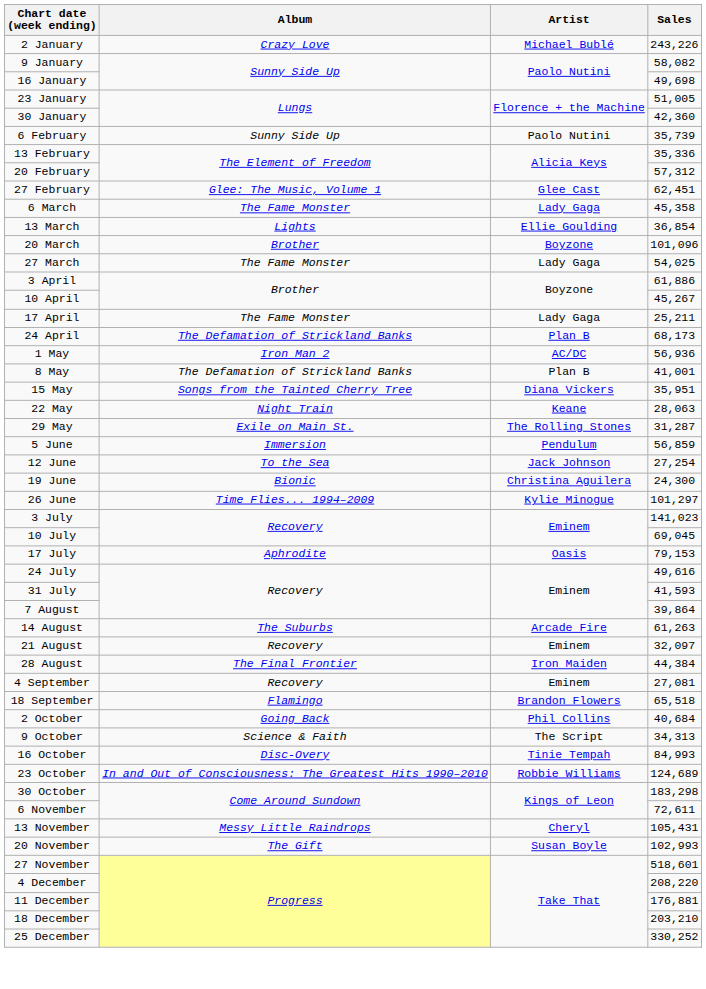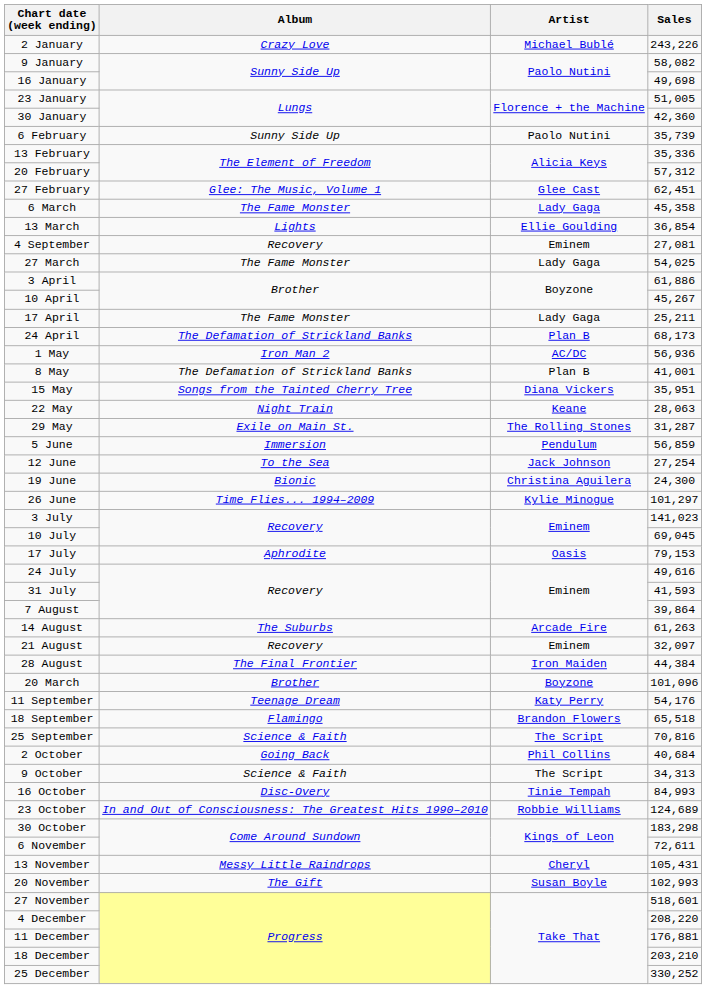rows swapped: (52, 245) <-> (52, 682)
+ row: (52, 700)
+ row: (52, 737)
